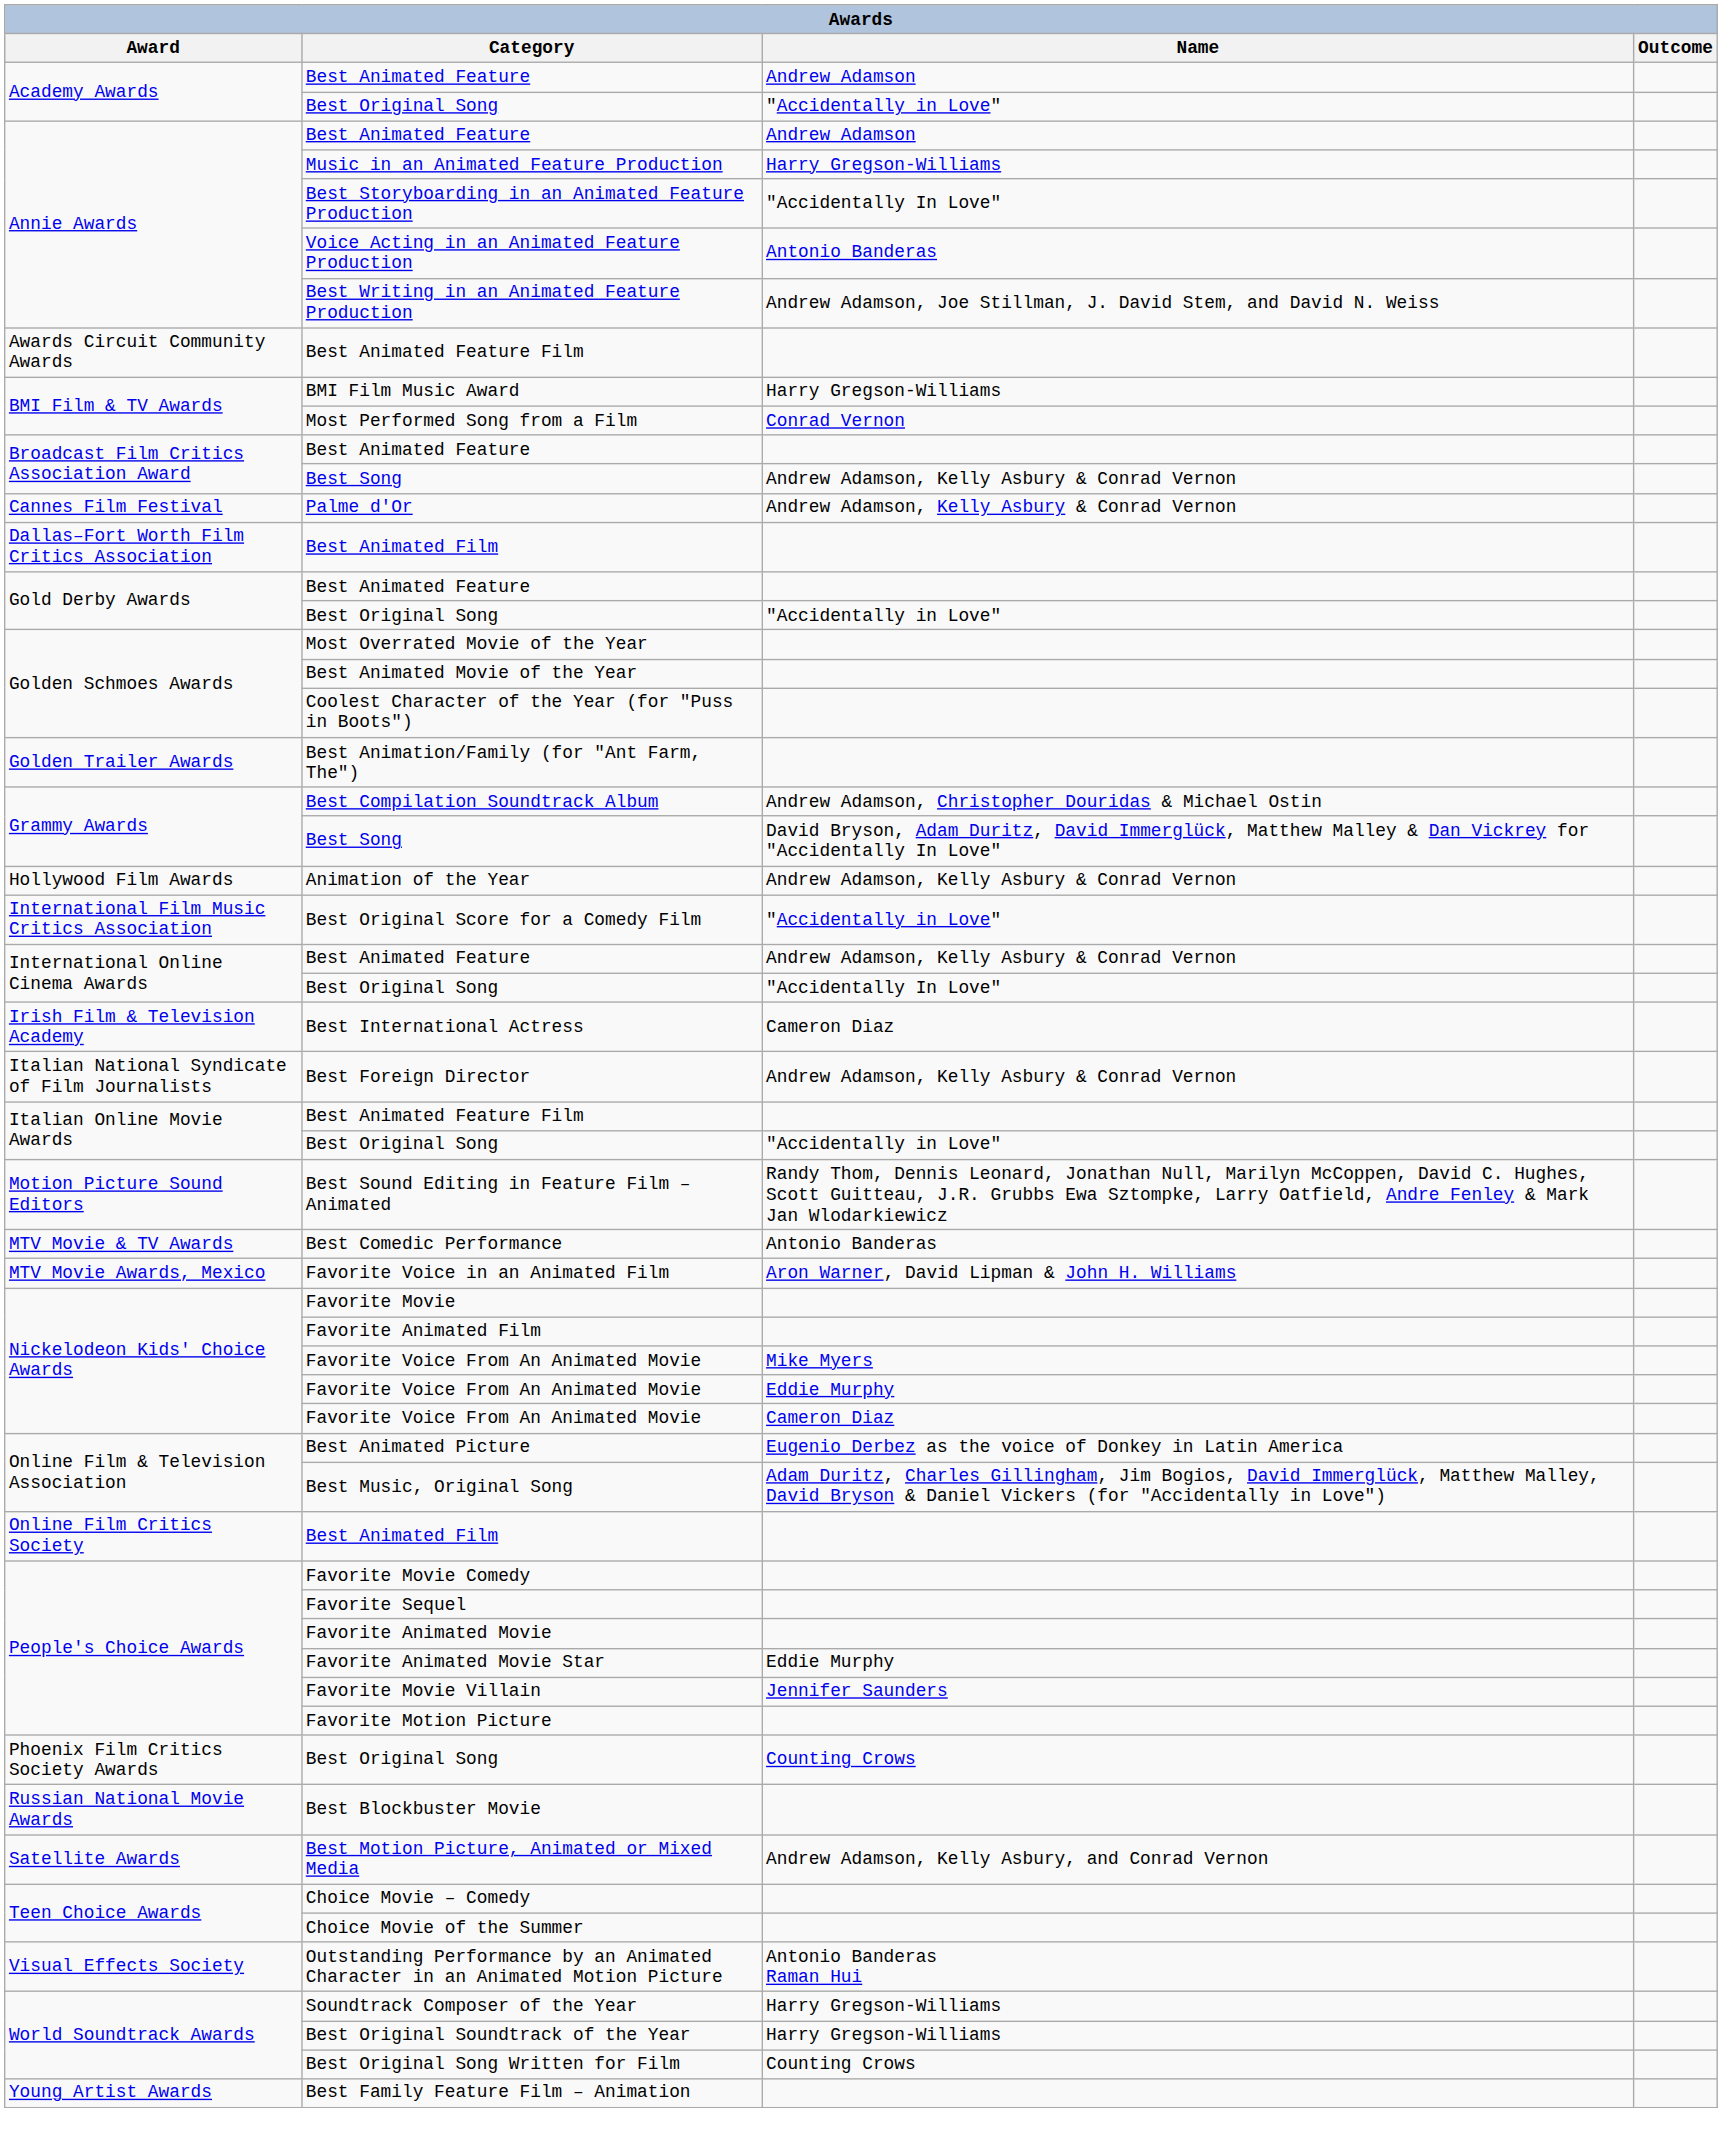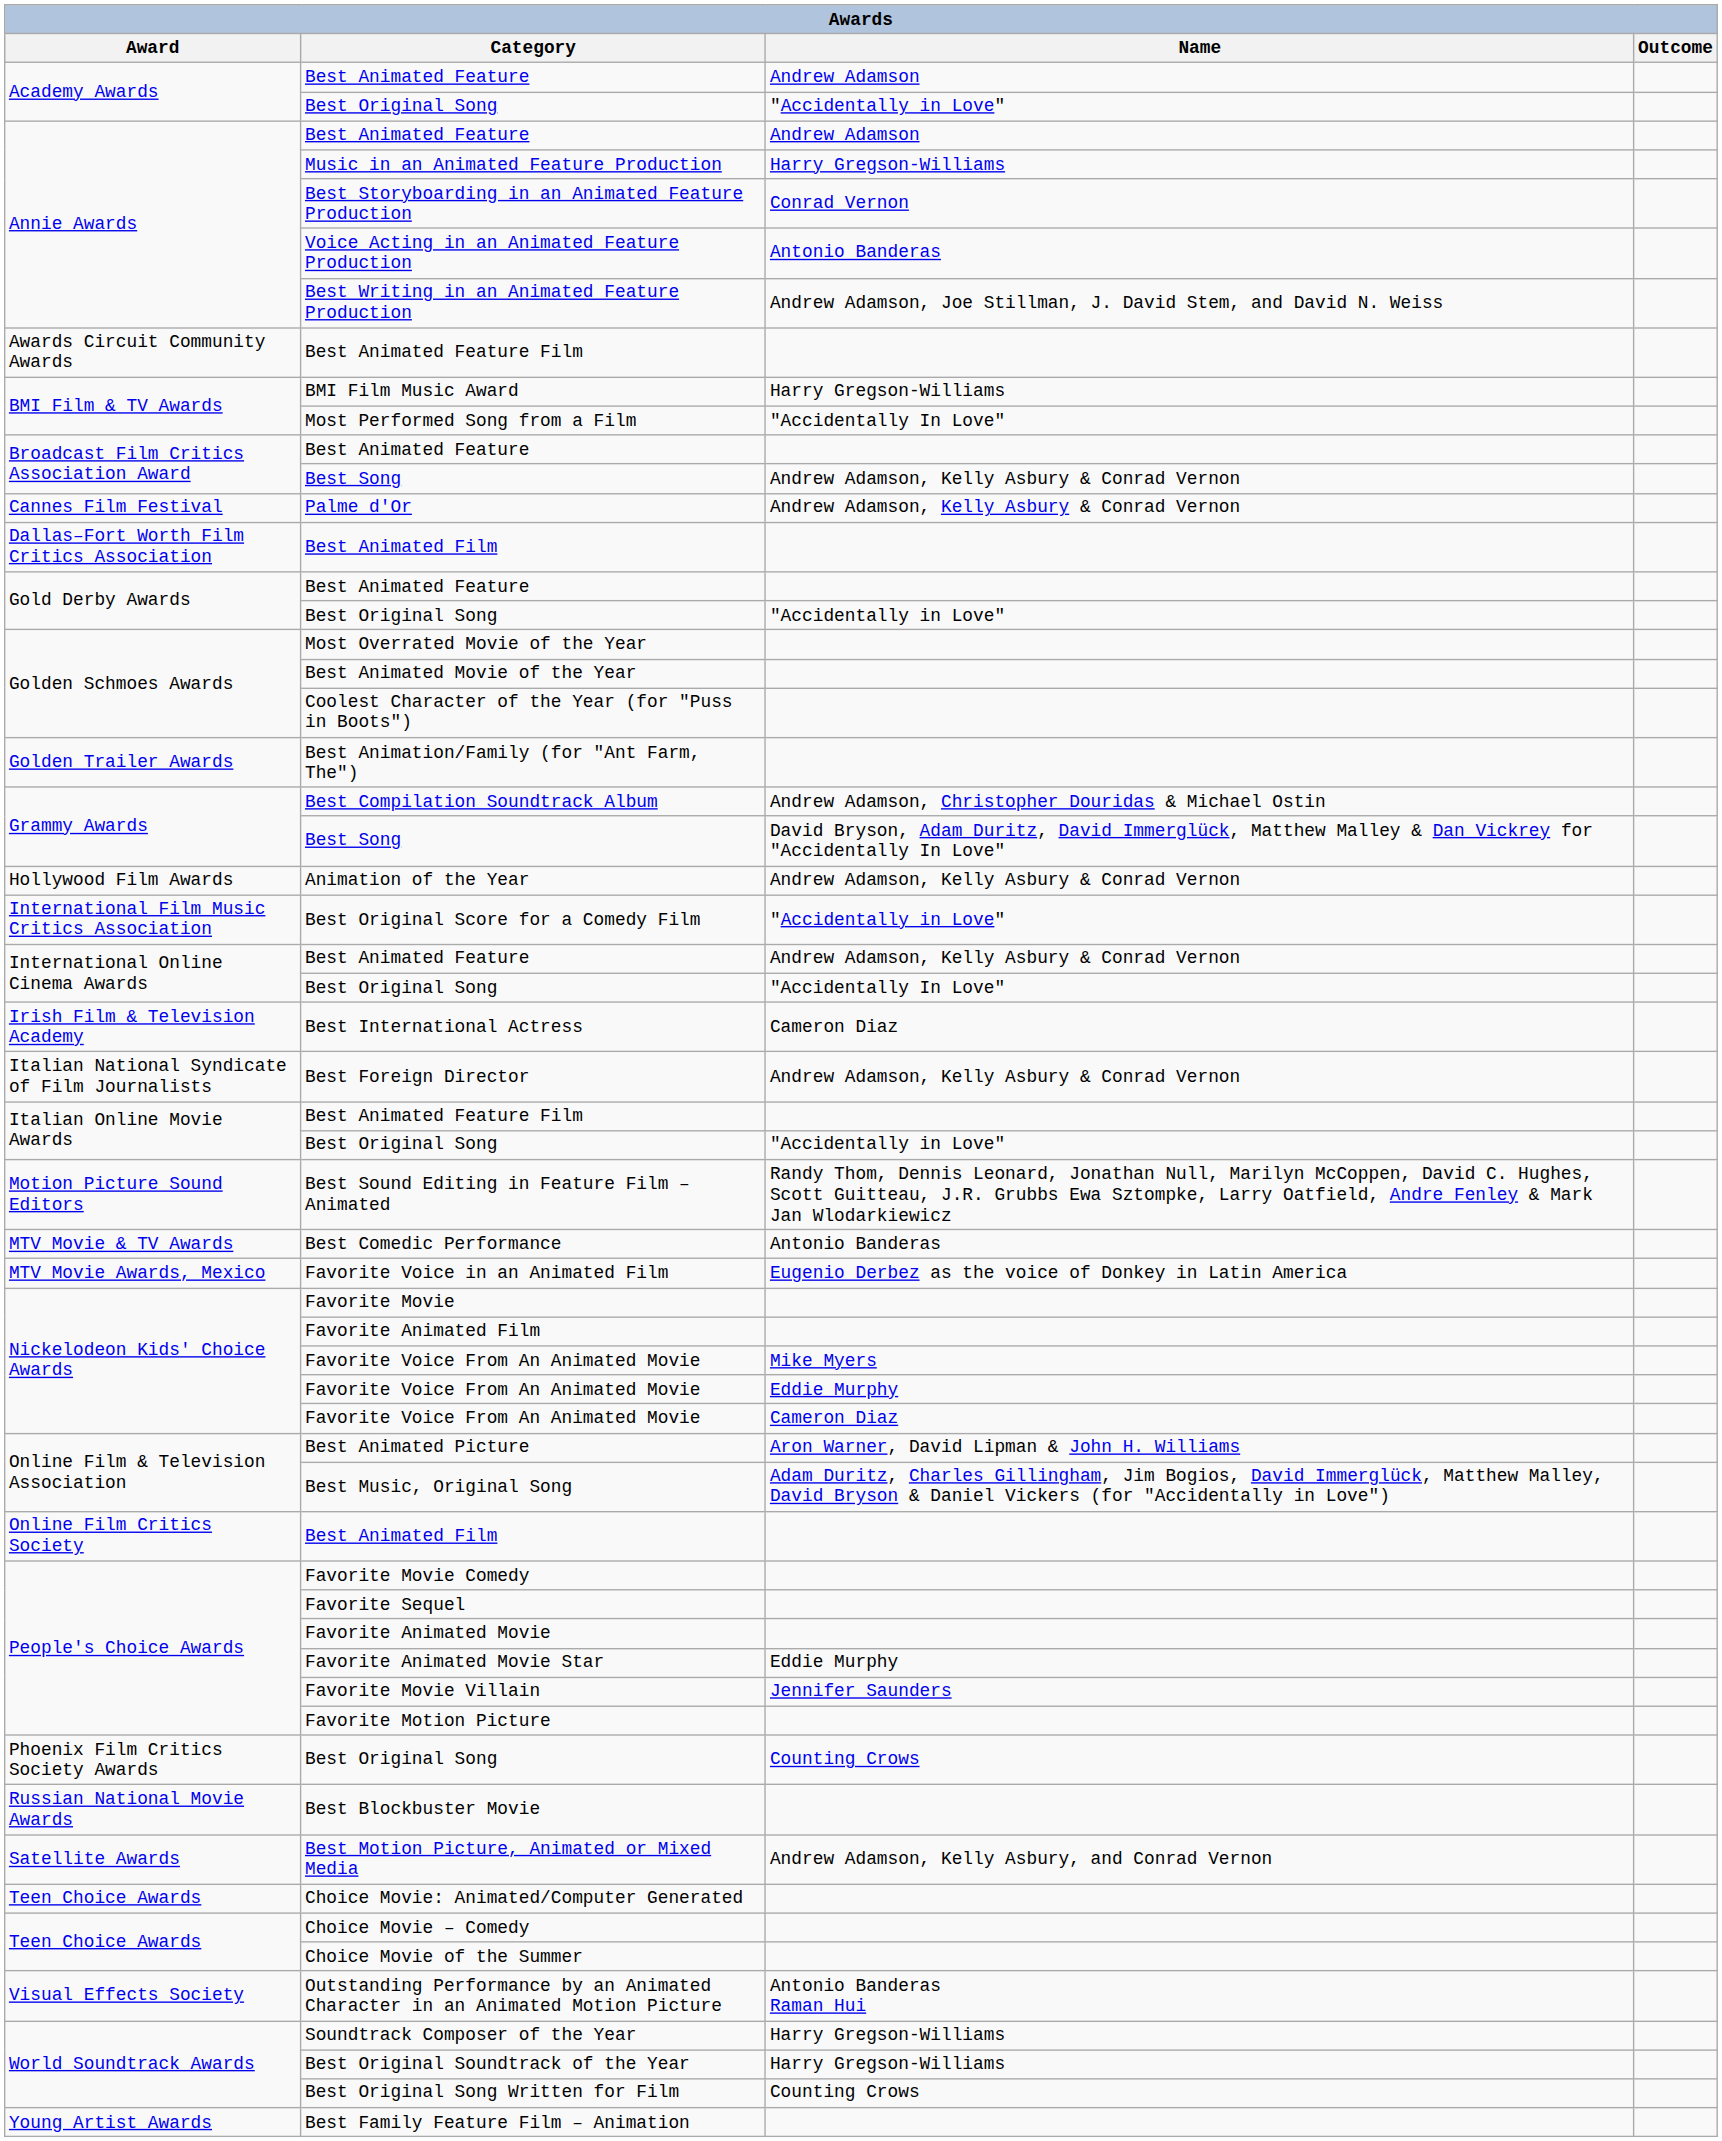(884, 204) "Accidentally In Love" -> (839, 204) Conrad Vernon
(836, 421) Conrad Vernon -> (888, 421) "Accidentally In Love"
(1001, 1273) Aron Warner, David Lipman & John H. Williams -> (1059, 1273) Eugenio Derbez as the voice of Donkey in Latin America
(1055, 1447) Eugenio Derbez as the voice of Donkey in Latin America -> (1005, 1447) Aron Warner, David Lipman & John H. Williams
+ row: (105, 1898)
